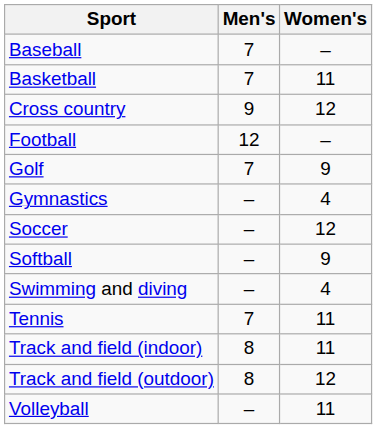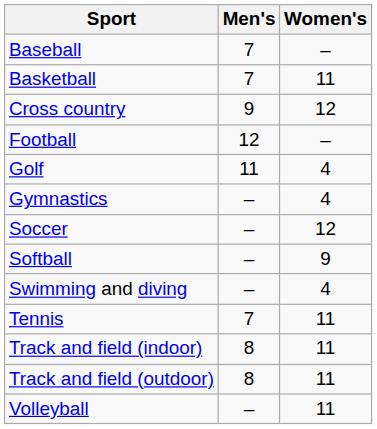(249, 169) 7 -> (249, 169) 11
(325, 169) 9 -> (325, 169) 4
(325, 378) 12 -> (325, 378) 11
